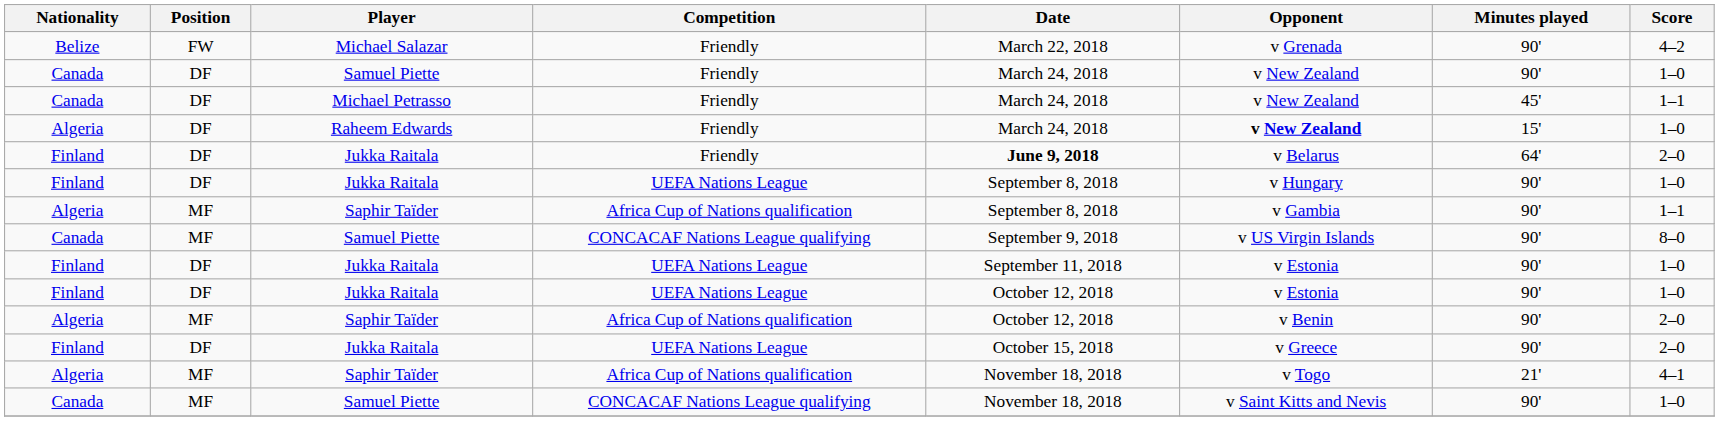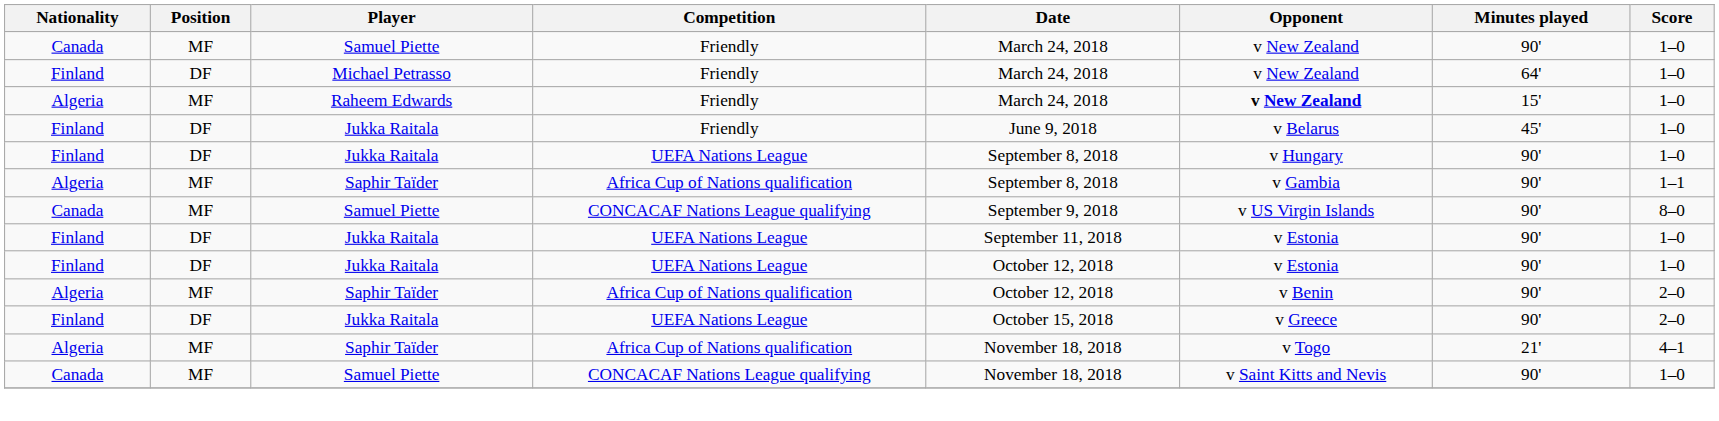- row: (392, 45)
(201, 73) DF -> (201, 45) MF
(77, 100) Canada -> (77, 73) Finland
(1531, 100) 45' -> (1531, 73) 64'
(1672, 100) 1–1 -> (1672, 73) 1–0
(201, 127) DF -> (201, 100) MF
(1053, 155) bold -> (1053, 127) normal
(1531, 155) 64' -> (1531, 127) 45'
(1672, 155) 2–0 -> (1672, 127) 1–0
